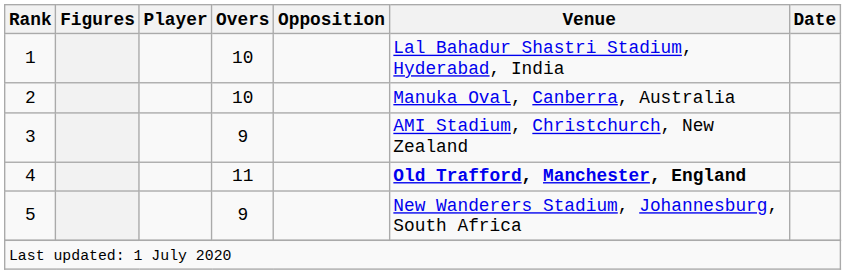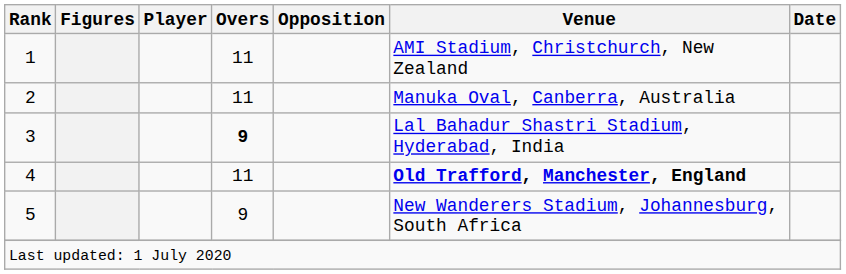(243, 59) 10 -> (243, 59) 11
(543, 59) Lal Bahadur Shastri Stadium, Hyderabad, India -> (554, 59) AMI Stadium, Christchurch, New Zealand
(243, 98) 10 -> (243, 98) 11
(243, 137) normal -> (243, 137) bold
(554, 137) AMI Stadium, Christchurch, New Zealand -> (543, 137) Lal Bahadur Shastri Stadium, Hyderabad, India
